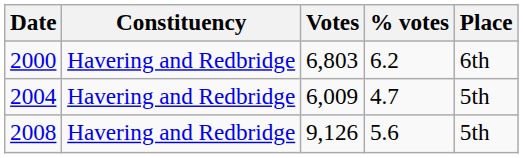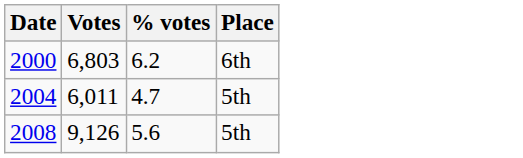- column: (181, 22)
(332, 96) 6,009 -> (93, 96) 6,011
